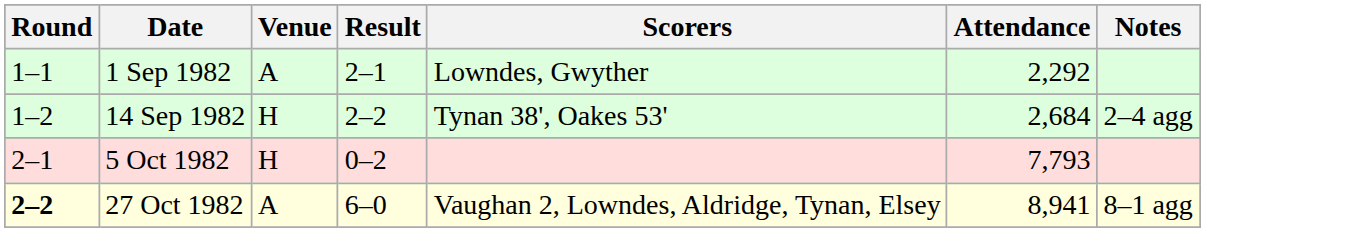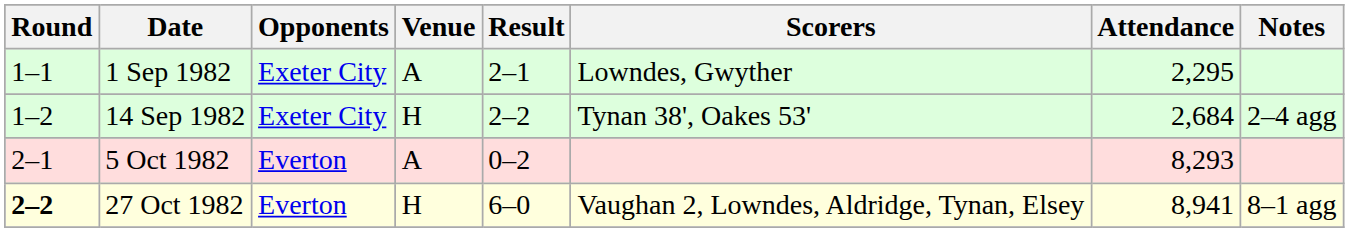+ column: (323, 26)
(1059, 71) 2,292 -> (1203, 71) 2,295
(268, 159) H -> (412, 159) A
(1059, 159) 7,793 -> (1203, 159) 8,293
(268, 204) A -> (412, 204) H
